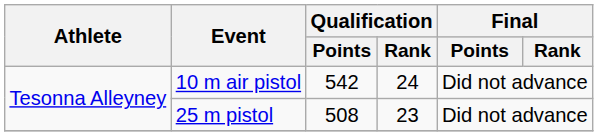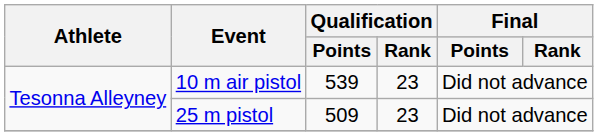(342, 83) 542 -> (342, 83) 539
(408, 83) 24 -> (408, 83) 23
(342, 115) 508 -> (342, 115) 509
